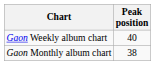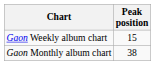(132, 38) 40 -> (132, 38) 15
